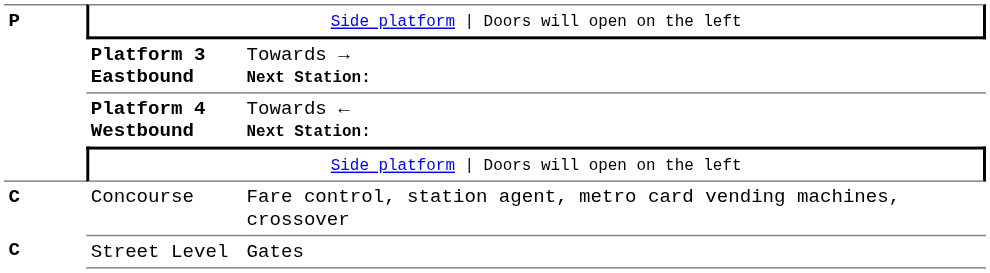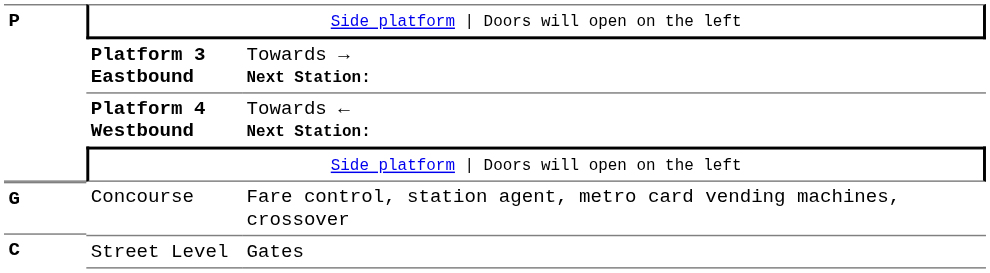(14, 197) C -> (14, 199) G
